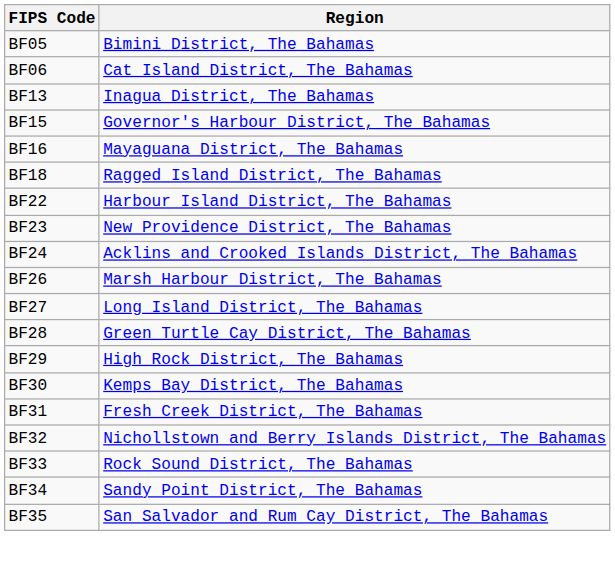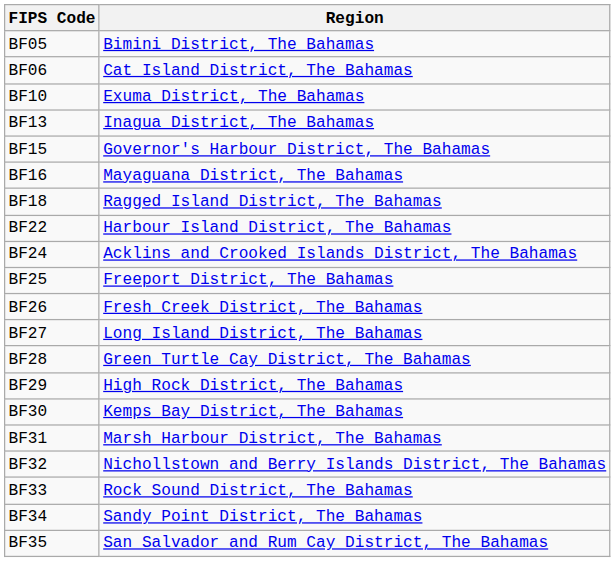+ row: (28, 97)
- row: (28, 228)
+ row: (28, 280)
(272, 280) Marsh Harbour District, The Bahamas -> (263, 307) Fresh Creek District, The Bahamas
(263, 412) Fresh Creek District, The Bahamas -> (272, 438) Marsh Harbour District, The Bahamas
